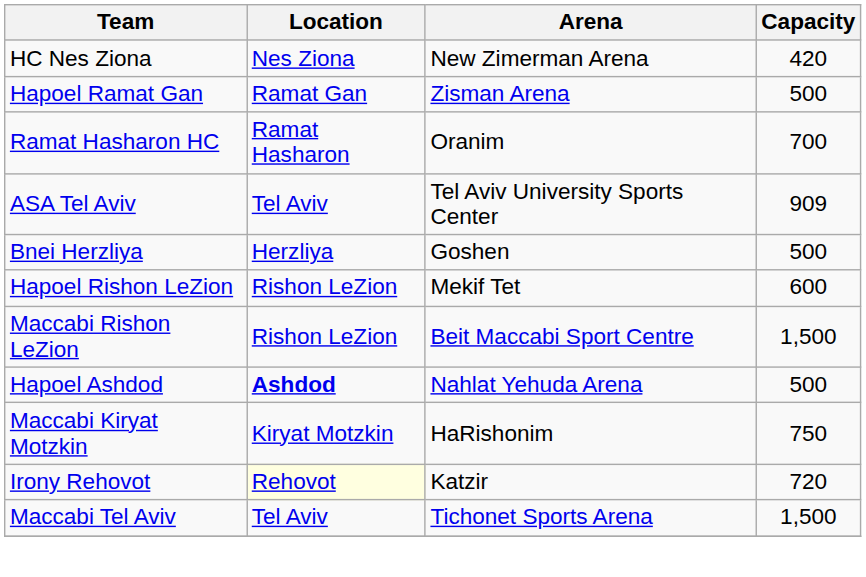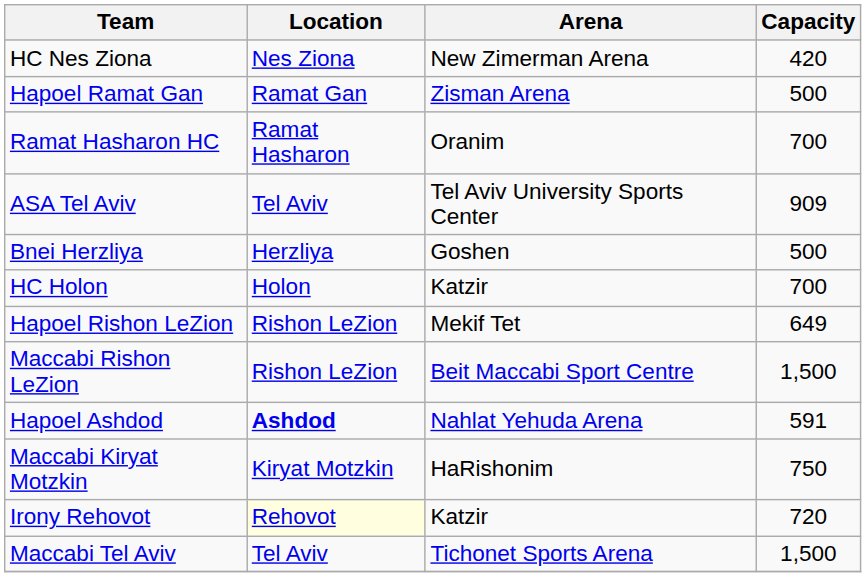+ row: (59, 287)
(808, 287) 600 -> (808, 323) 649
(808, 384) 500 -> (808, 420) 591
